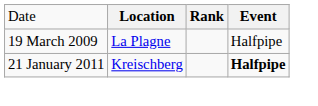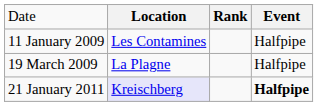+ row: (56, 41)
(147, 65) no background -> (147, 89) lavender background
